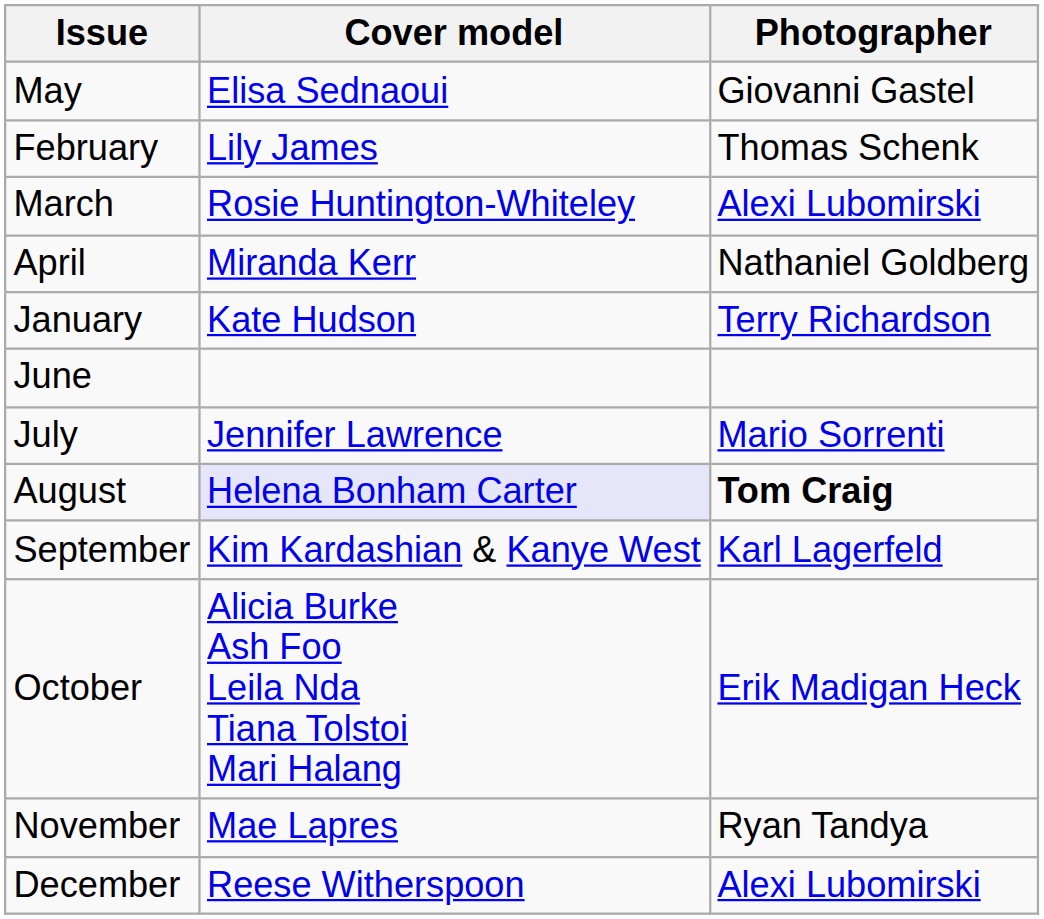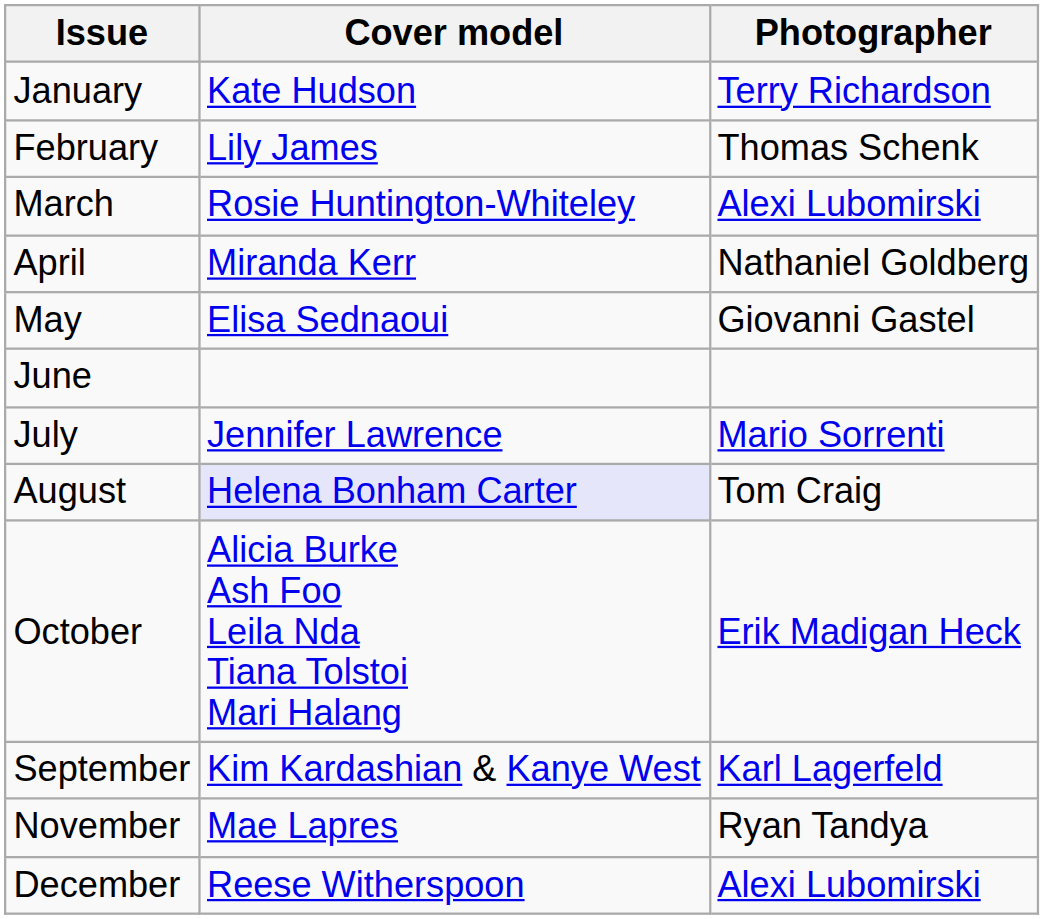rows swapped: (78, 319) <-> (48, 90)
(806, 491) bold -> (800, 491) normal
rows swapped: (102, 549) <-> (78, 688)
